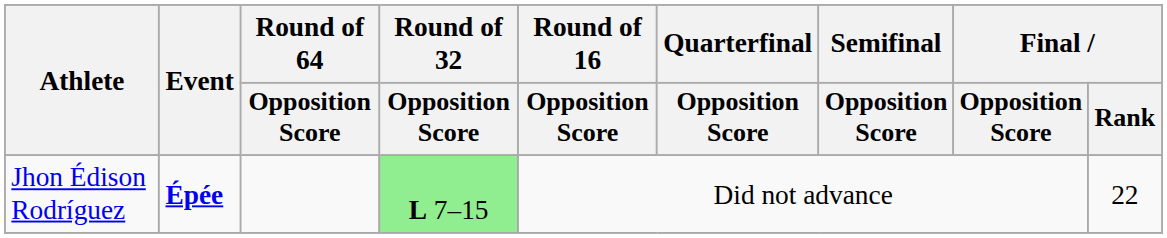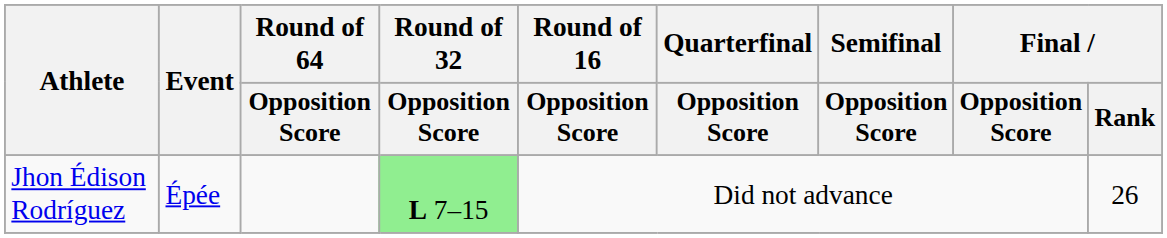(194, 194) bold -> (193, 194) normal
(1125, 194) 22 -> (1125, 194) 26
